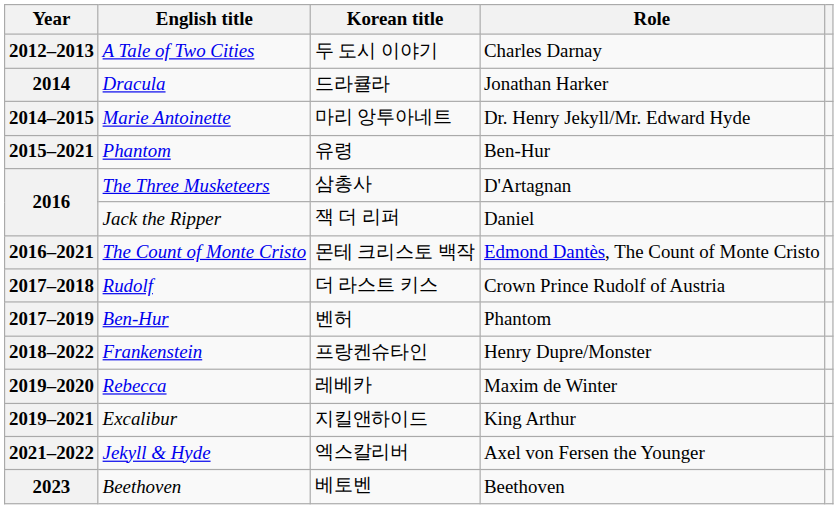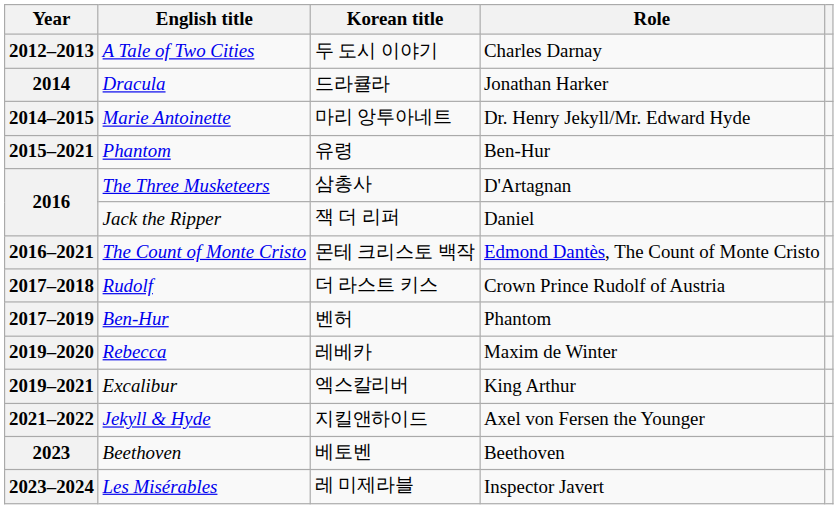- row: (51, 352)
(371, 418) 지킬앤하이드 -> (362, 385) 엑스칼리버
(362, 452) 엑스칼리버 -> (371, 418) 지킬앤하이드
+ row: (51, 486)
